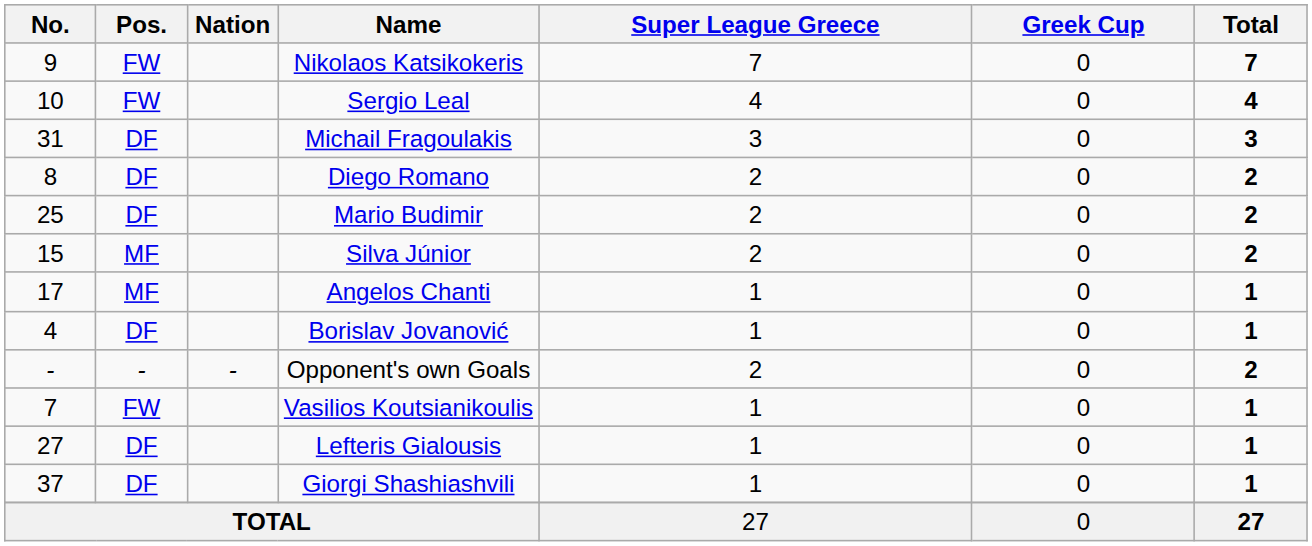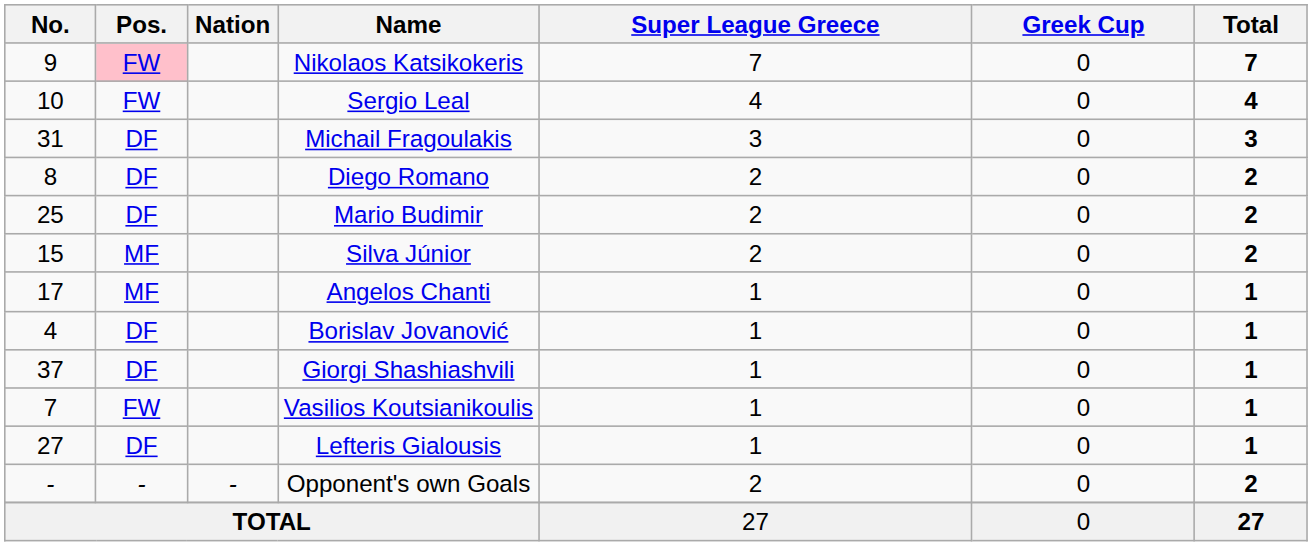(142, 62) no background -> (142, 62) pink background
rows swapped: (408, 483) <-> (408, 368)
